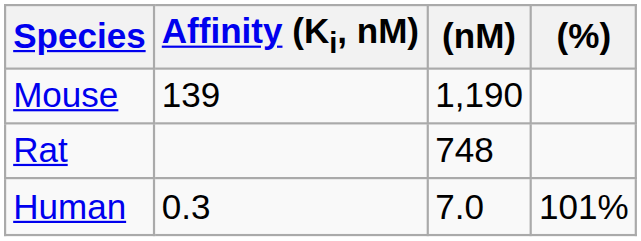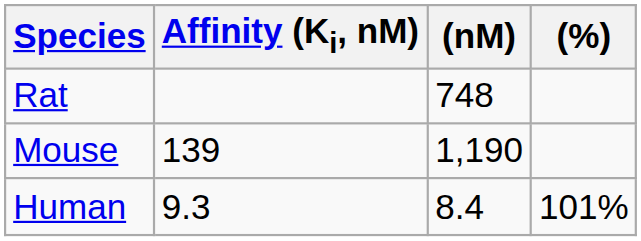rows swapped: (66, 94) <-> (40, 150)
(186, 205) 0.3 -> (186, 205) 9.3
(460, 205) 7.0 -> (460, 205) 8.4
